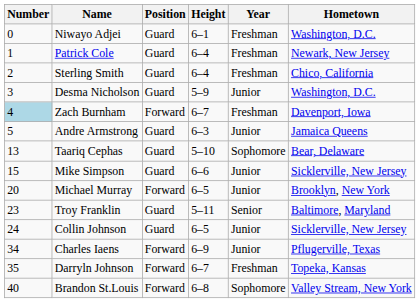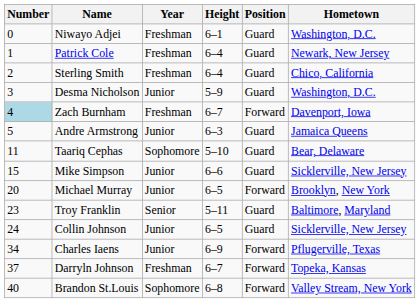columns swapped: (165, 14) <-> (258, 14)
(13, 151) 13 -> (13, 151) 11
(13, 268) 35 -> (13, 268) 37
